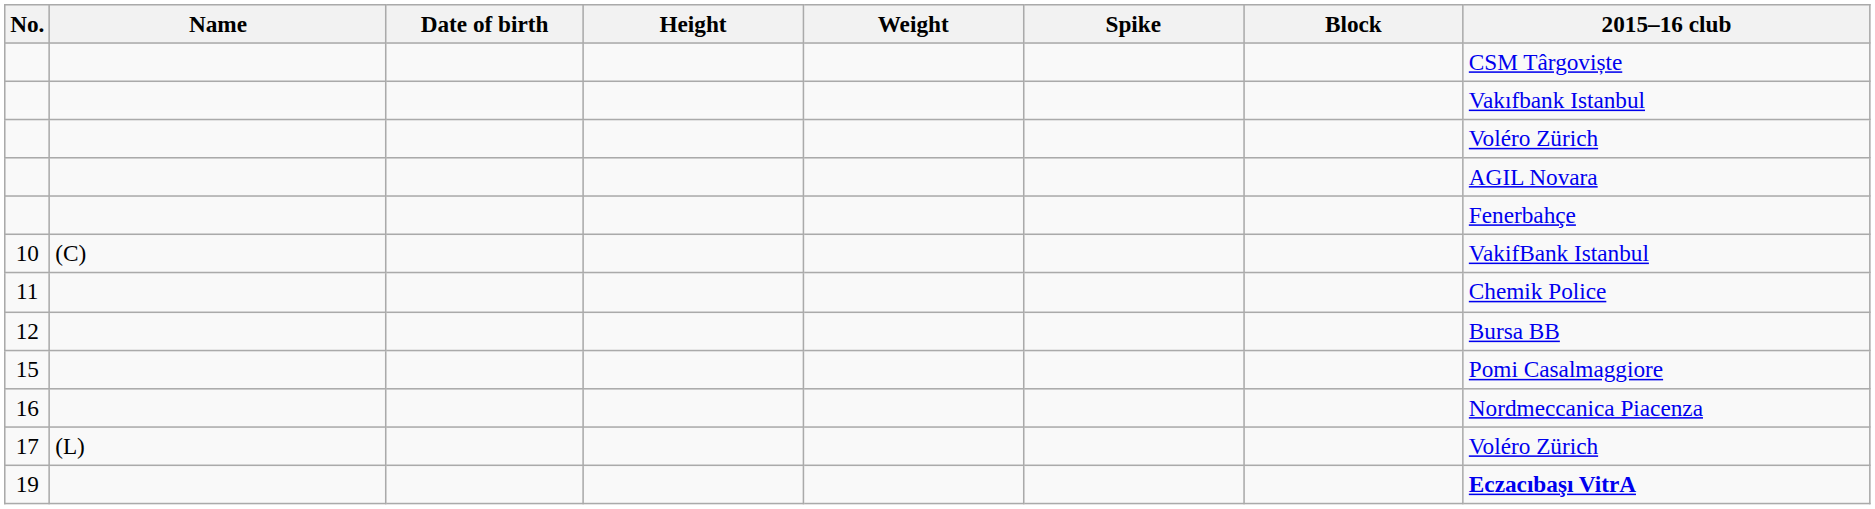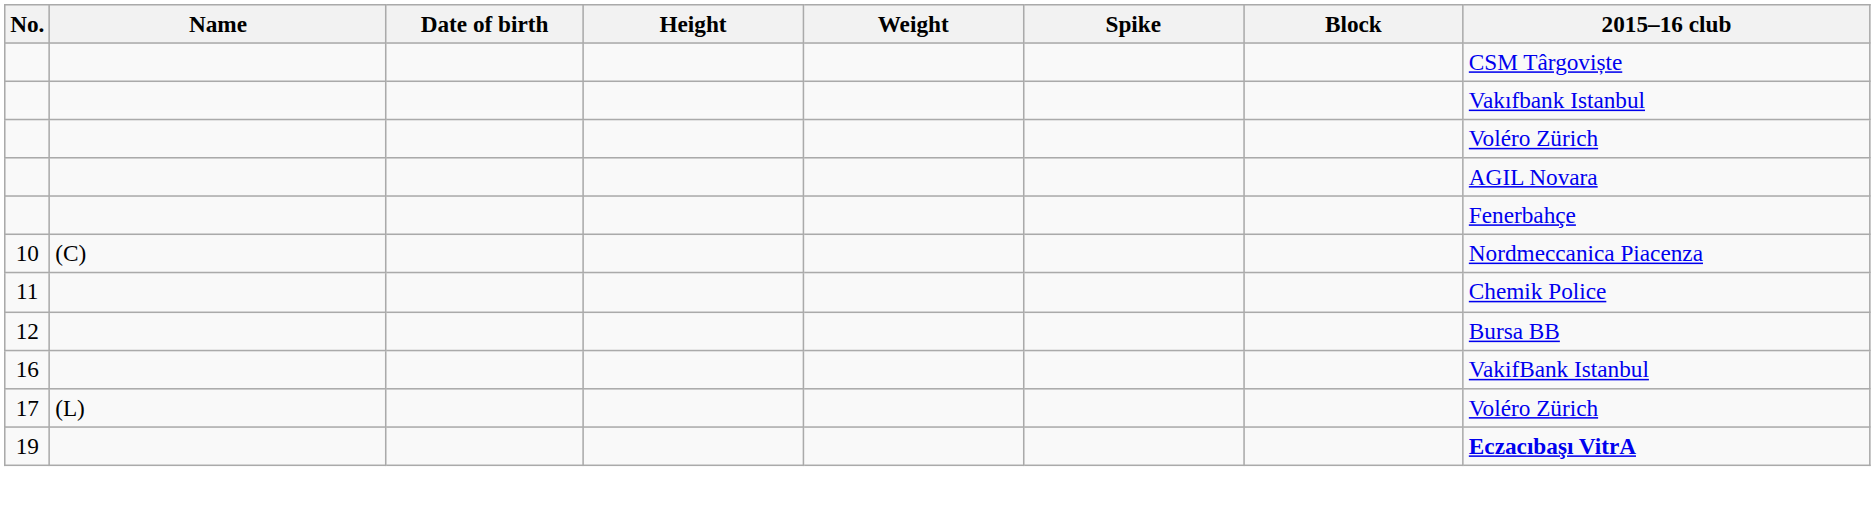(1559, 253) VakifBank Istanbul -> (1586, 253) Nordmeccanica Piacenza
- row: (27, 368)
(1586, 407) Nordmeccanica Piacenza -> (1559, 368) VakifBank Istanbul
